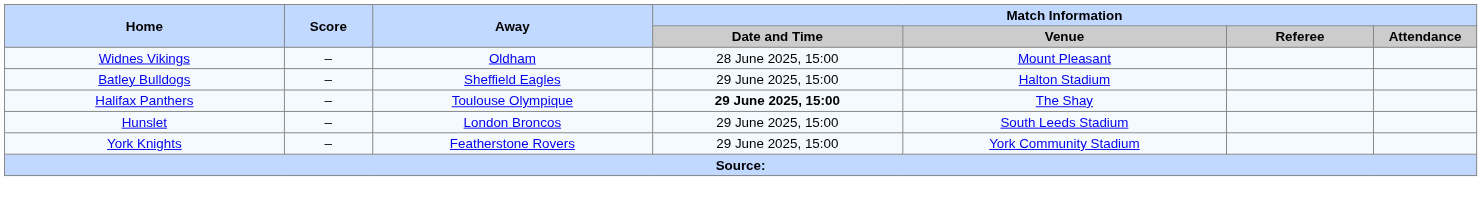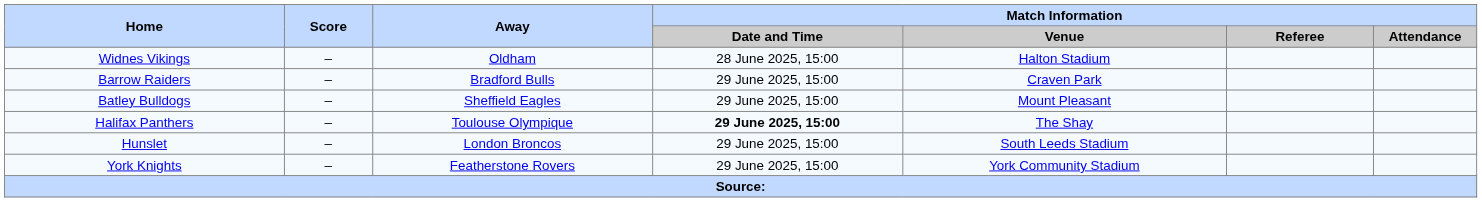(1064, 58) Mount Pleasant -> (1064, 58) Halton Stadium
+ row: (144, 79)
(1064, 79) Halton Stadium -> (1064, 101) Mount Pleasant
